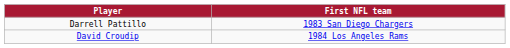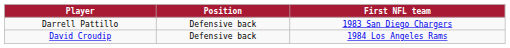+ column: (223, 11)
